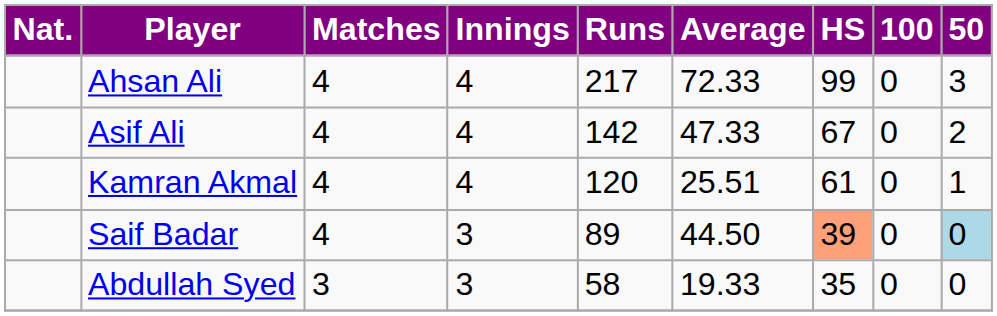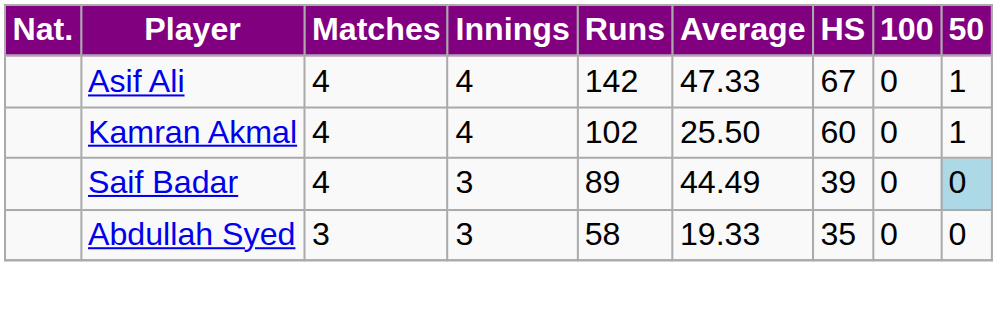- row: (155, 81)
(957, 132) 2 -> (957, 81) 1
(612, 183) 120 -> (612, 132) 102
(720, 183) 25.51 -> (720, 132) 25.50
(838, 183) 61 -> (838, 132) 60
(720, 234) 44.50 -> (720, 183) 44.49
(838, 234) lightsalmon background -> (838, 183) no background
